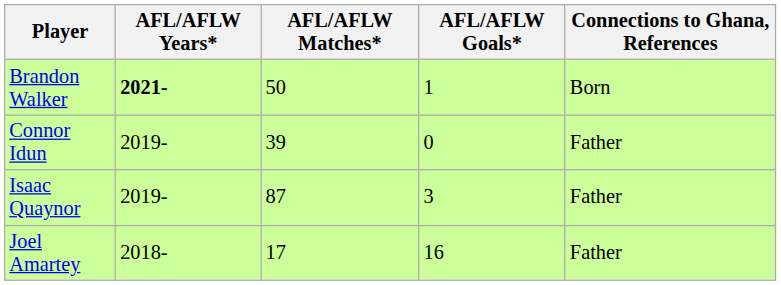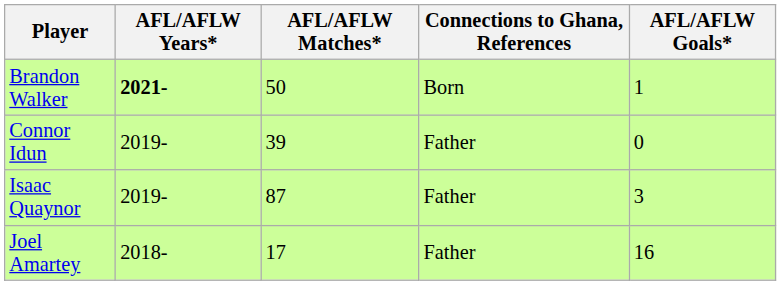columns swapped: (492, 32) <-> (670, 32)
